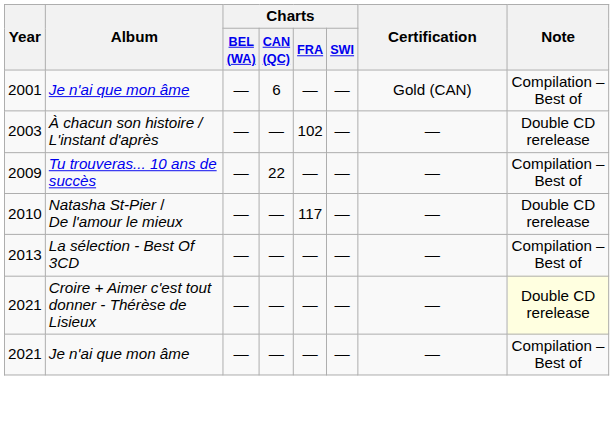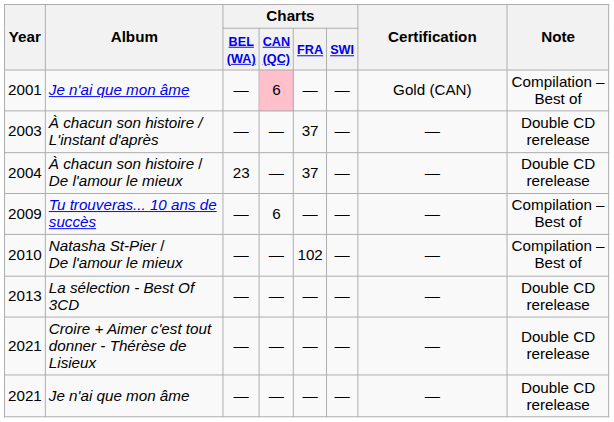(276, 90) no background -> (276, 90) pink background
(310, 131) 102 -> (310, 131) 37
+ row: (25, 172)
(276, 172) 22 -> (276, 214) 6
(310, 214) 117 -> (310, 255) 102
(558, 214) Double CD rerelease -> (558, 255) Compilation – Best of
(558, 255) Compilation – Best of -> (558, 296) Double CD rerelease
(558, 304) lightyellow background -> (558, 346) no background
(558, 354) Compilation – Best of -> (558, 395) Double CD rerelease
